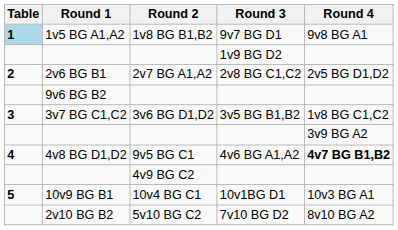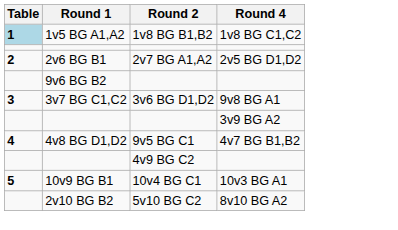- column: (261, 14)
(337, 34) 9v8 BG A1 -> (261, 34) 1v8 BG C1,C2
(348, 114) 1v8 BG C1,C2 -> (250, 100) 9v8 BG A1
(349, 154) bold -> (260, 140) normal
